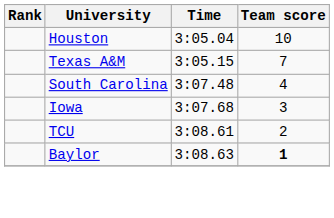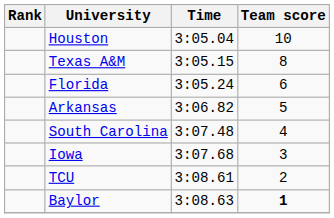(283, 62) 7 -> (283, 62) 8
+ row: (78, 85)
+ row: (83, 108)
